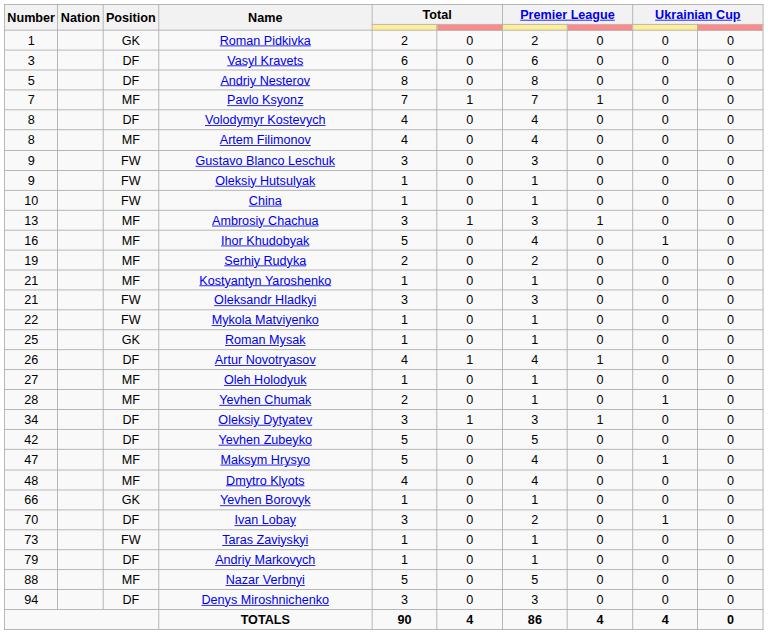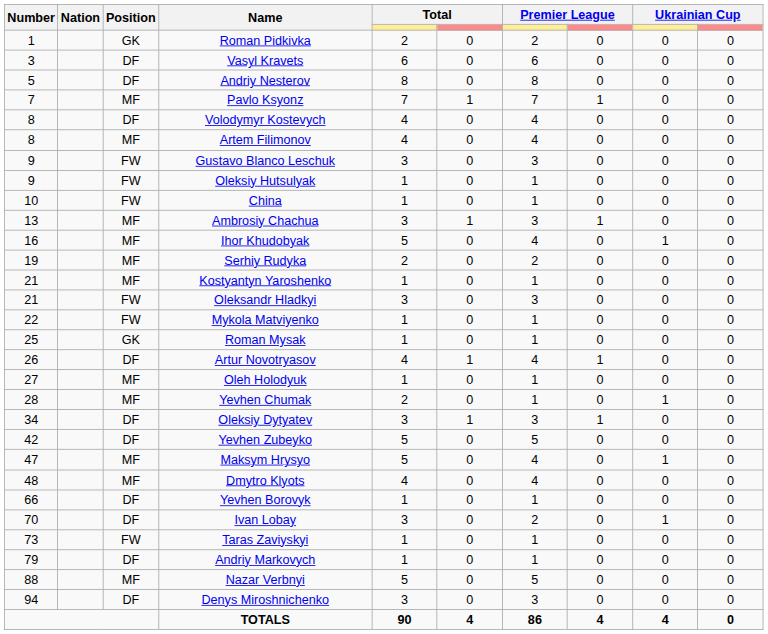(131, 500) GK -> (131, 500) DF
